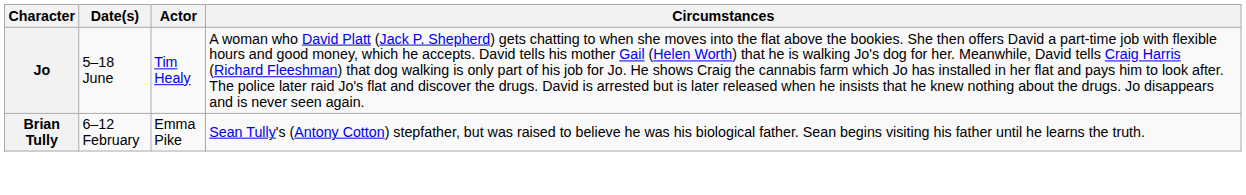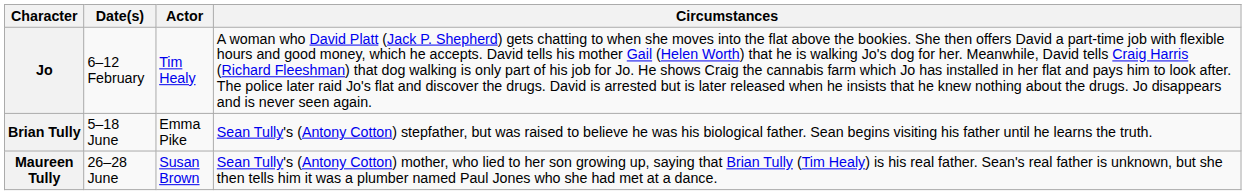(98, 70) 5–18 June -> (116, 70) 6–12 February
(111, 132) 6–12 February -> (103, 132) 5–18 June
+ row: (44, 171)
